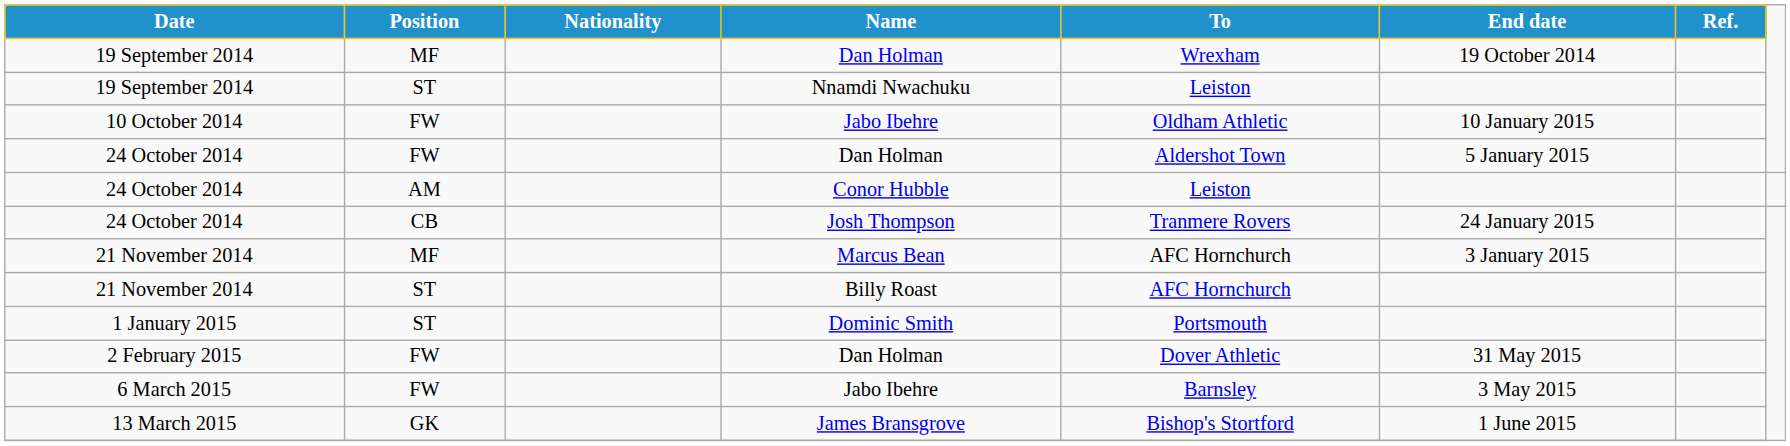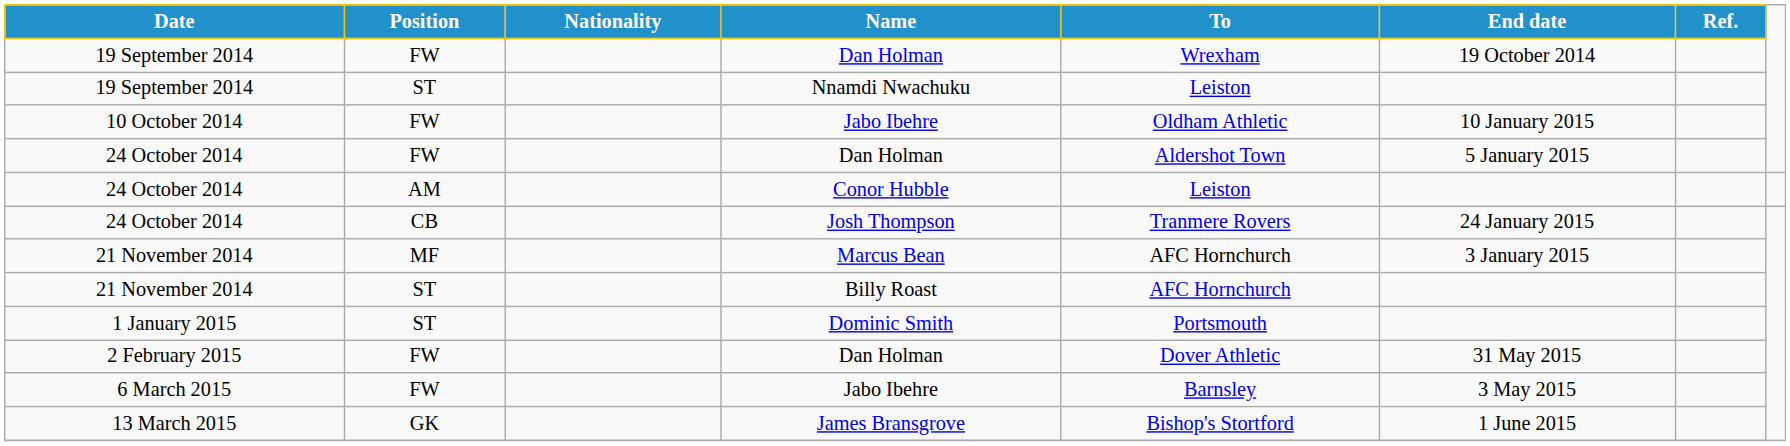(424, 55) MF -> (424, 55) FW
